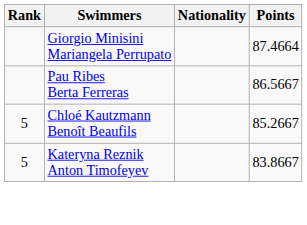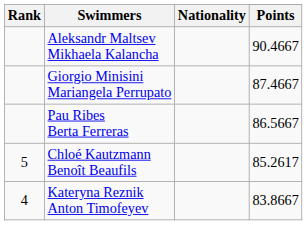+ row: (103, 46)
(276, 46) 87.4664 -> (276, 84) 87.4667
(276, 123) 85.2667 -> (276, 162) 85.2617
(24, 162) 5 -> (24, 200) 4
